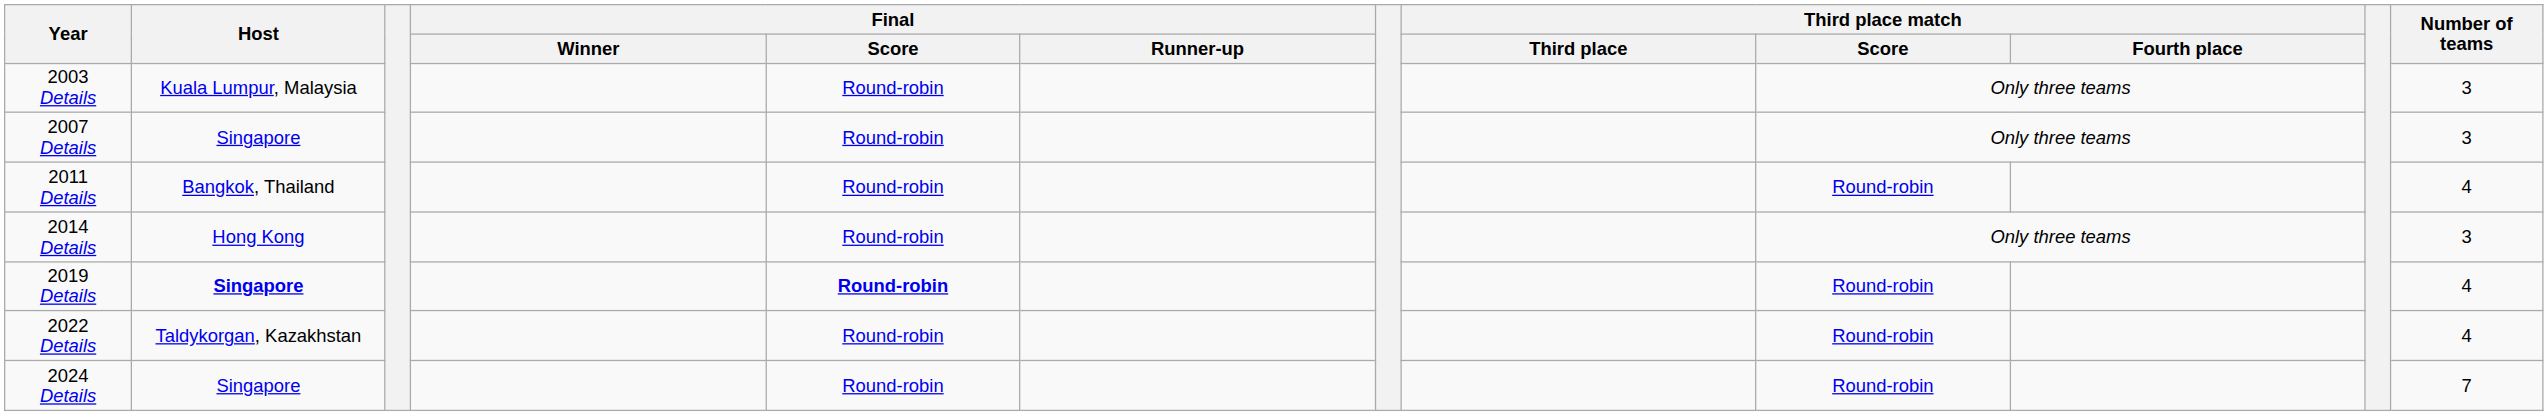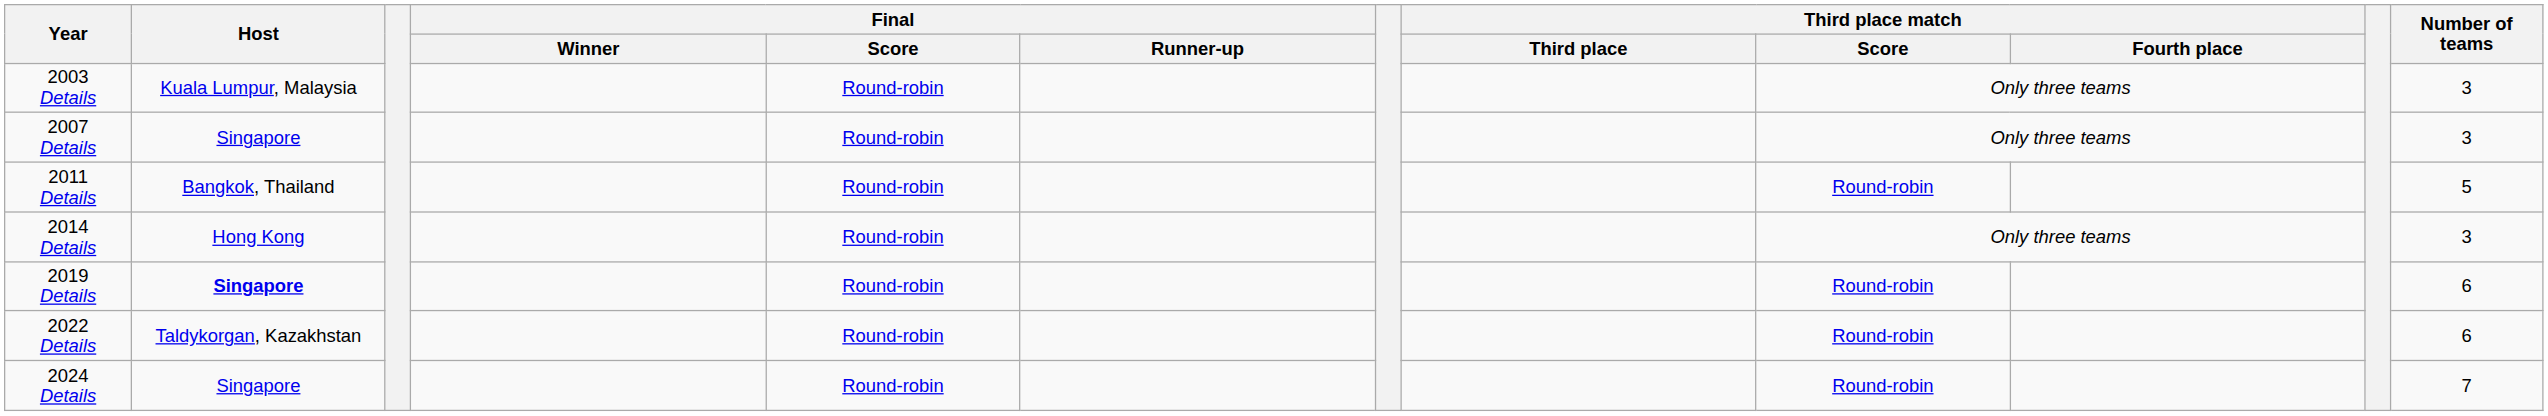(2467, 187) 4 -> (2467, 187) 5
(893, 286) bold -> (893, 286) normal
(2467, 286) 4 -> (2467, 286) 6
(2467, 336) 4 -> (2467, 336) 6
